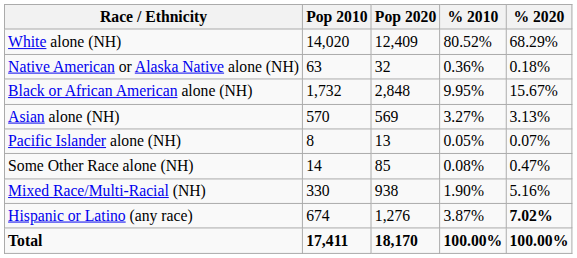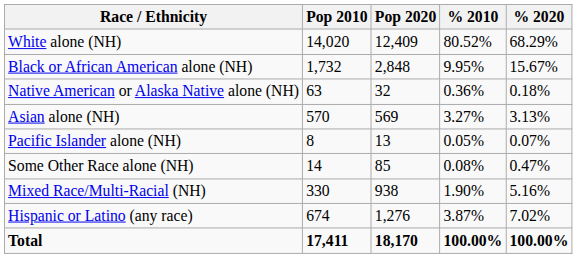rows swapped: (130, 91) <-> (154, 66)
(531, 215) bold -> (530, 215) normal
